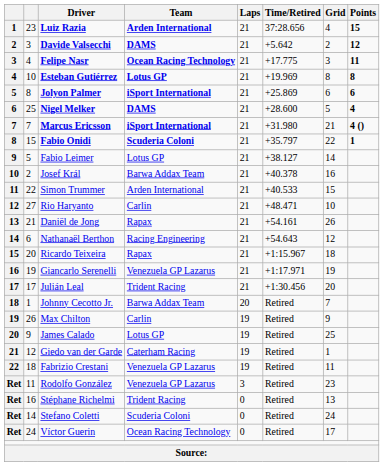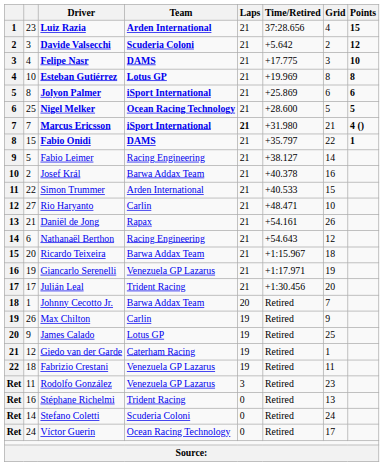(141, 44) DAMS -> (160, 44) Scuderia Coloni
(181, 60) Ocean Racing Technology -> (141, 60) DAMS
(355, 60) 11 -> (355, 60) 10
(141, 109) DAMS -> (181, 109) Ocean Racing Technology
(353, 109) 4 -> (353, 109) 5
(245, 125) normal -> (245, 125) bold
(160, 141) Scuderia Coloni -> (141, 141) DAMS
(145, 157) Lotus GP -> (166, 157) Racing Engineering
(139, 254) Rapax -> (166, 254) Barwa Addax Team
